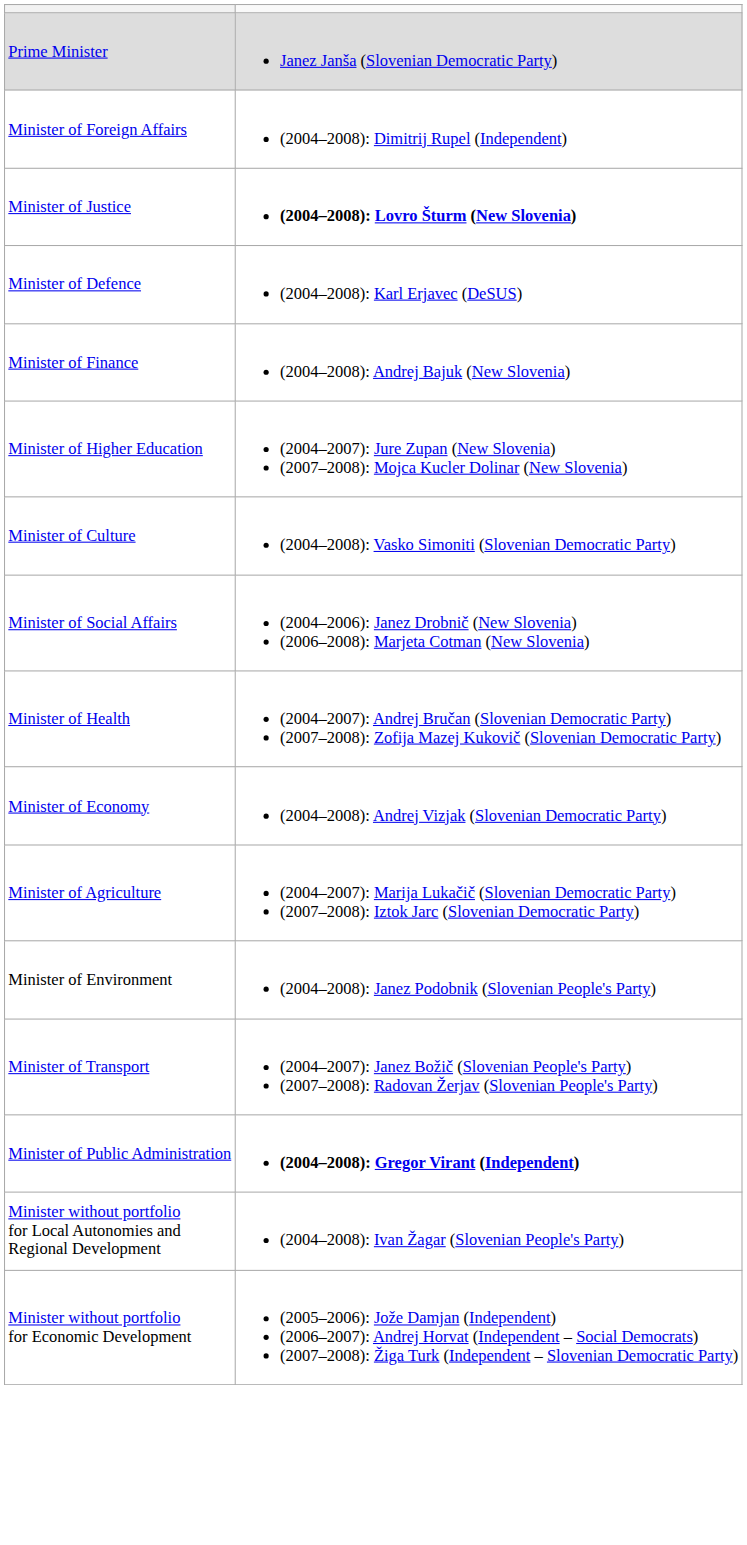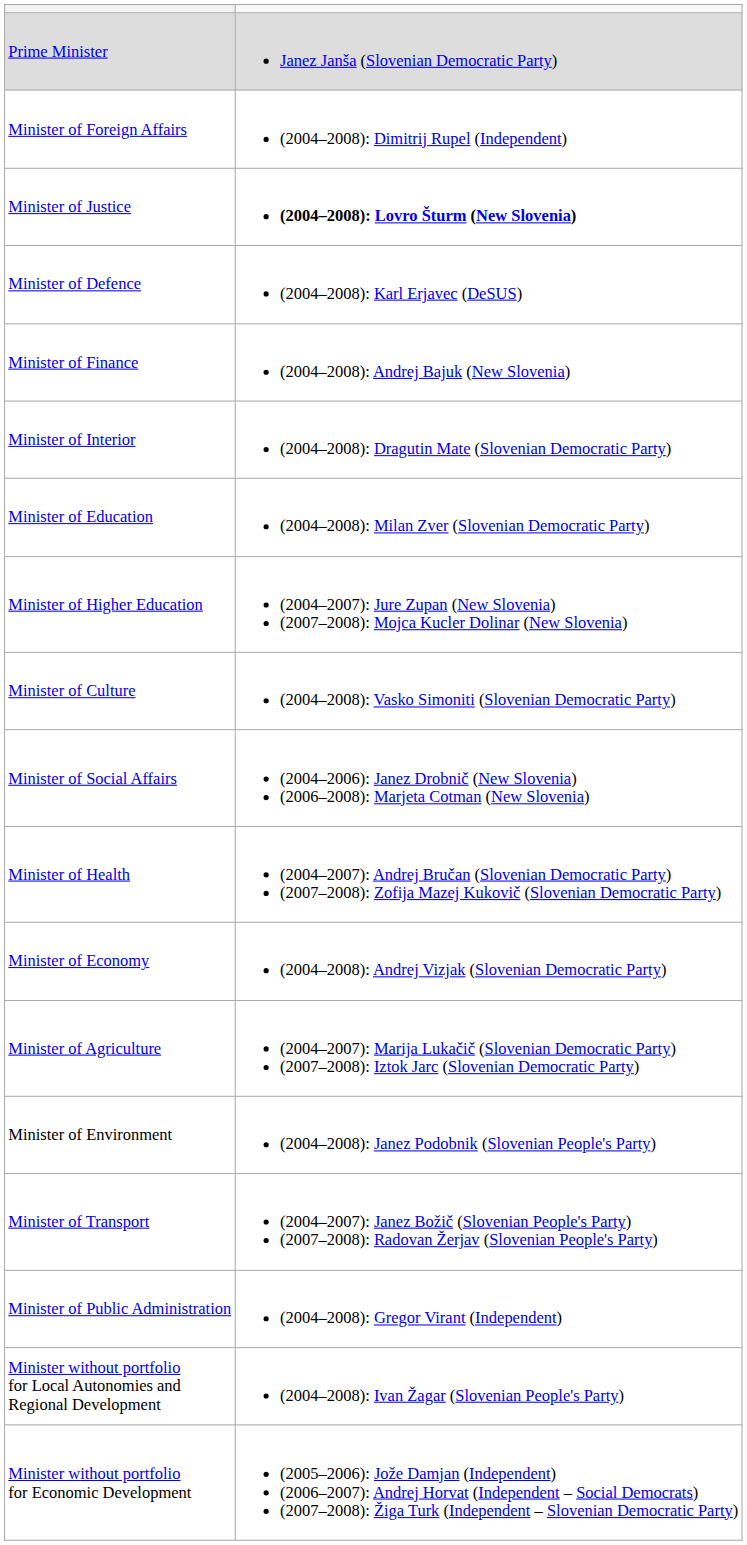+ row: (72, 439)
+ row: (81, 517)
(489, 1163) bold -> (489, 1318) normal
